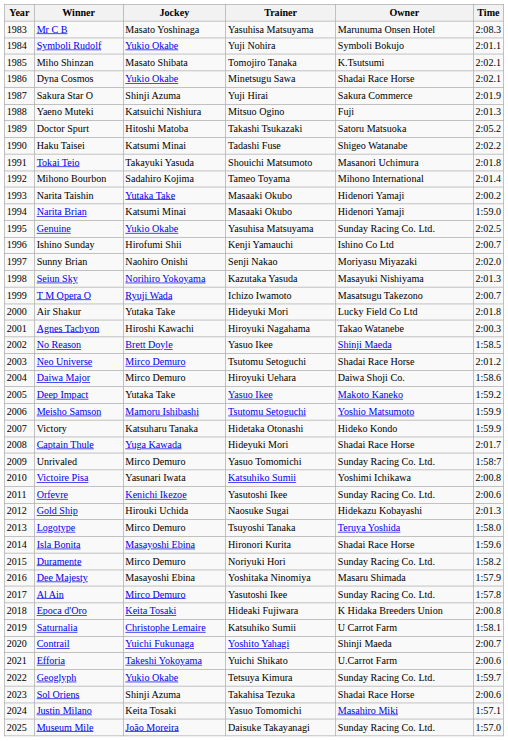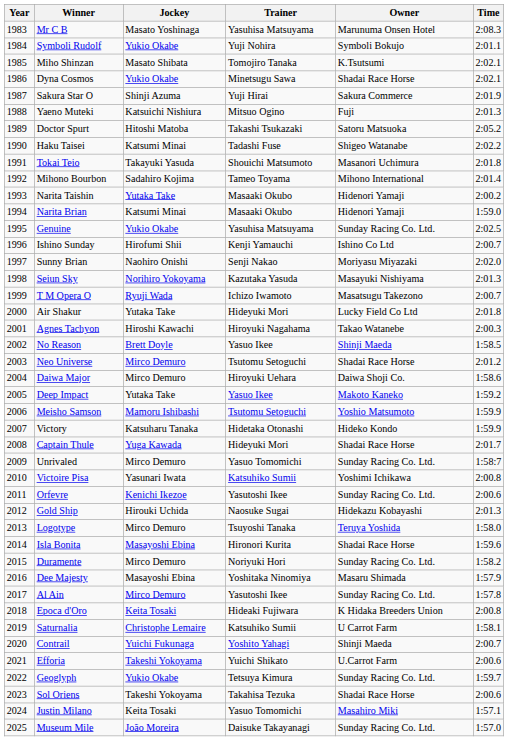(153, 694) Shinji Azuma -> (164, 694) Takeshi Yokoyama
